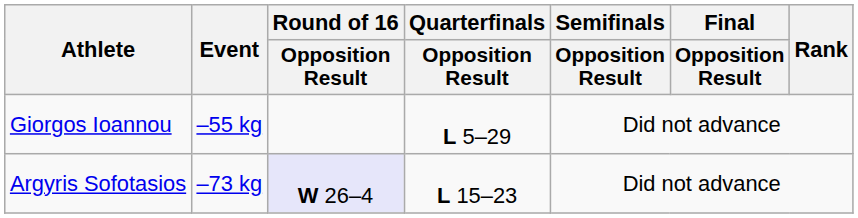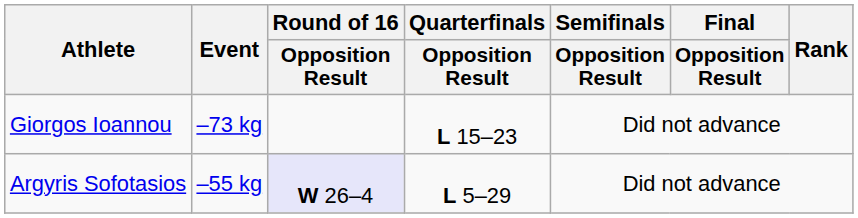(229, 125) –55 kg -> (229, 125) –73 kg
(477, 137) L 5–29 -> (477, 137) L 15–23
(229, 184) –73 kg -> (229, 184) –55 kg
(477, 196) L 15–23 -> (477, 196) L 5–29
